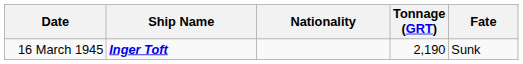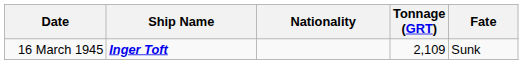(429, 49) 2,190 -> (429, 49) 2,109
